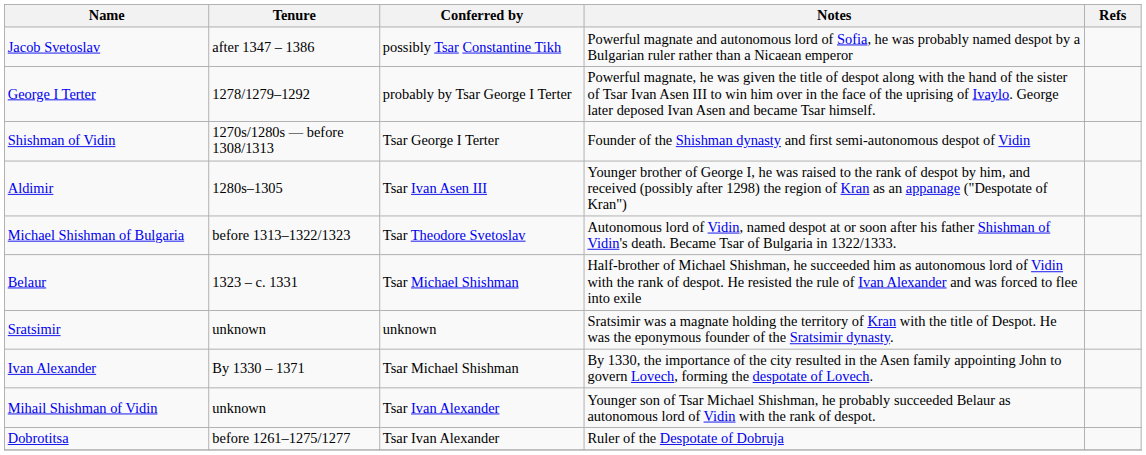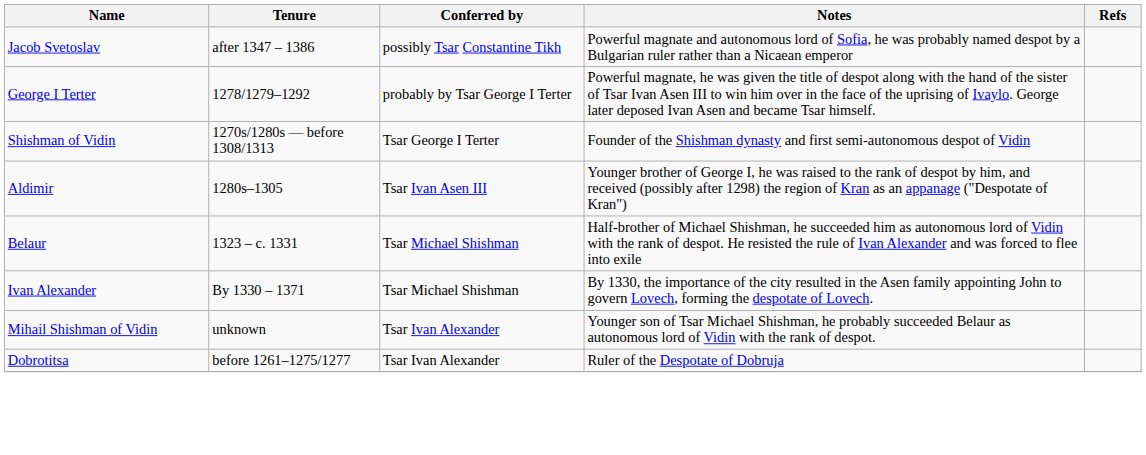- row: (96, 235)
- row: (34, 329)
